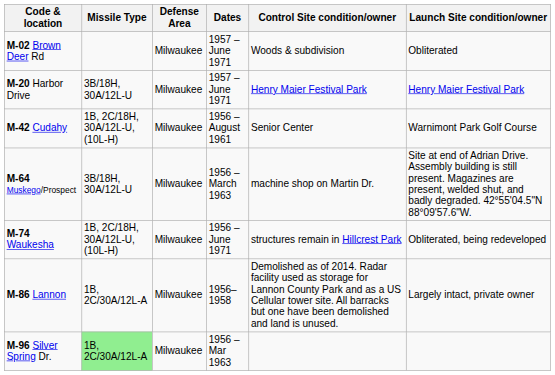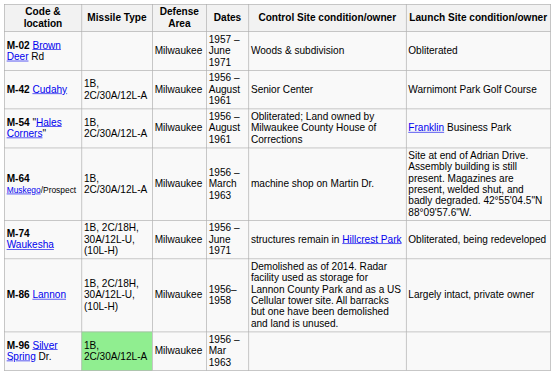- row: (35, 89)
(111, 128) 1B, 2C/18H, 30A/12L-U, (10L-H) -> (116, 89) 1B, 2C/30A/12L-A
+ row: (34, 128)
(108, 184) 3B/18H, 30A/12L-U -> (116, 184) 1B, 2C/30A/12L-A
(116, 295) 1B, 2C/30A/12L-A -> (111, 295) 1B, 2C/18H, 30A/12L-U, (10L-H)
